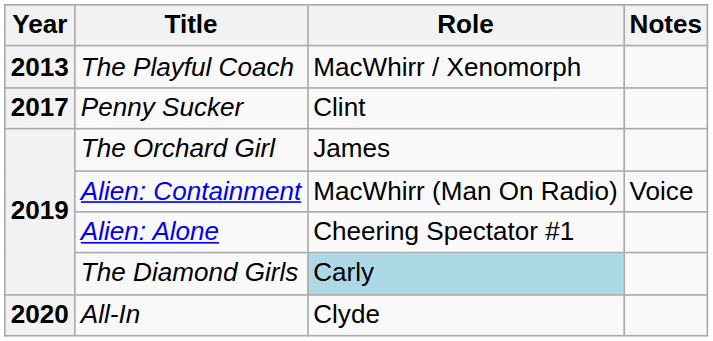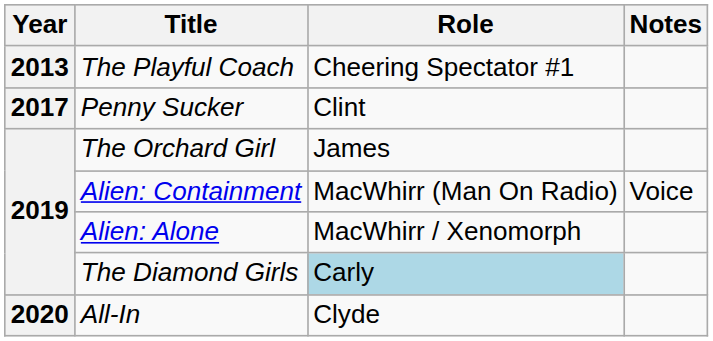(447, 66) MacWhirr / Xenomorph -> (444, 66) Cheering Spectator #1
(444, 231) Cheering Spectator #1 -> (447, 231) MacWhirr / Xenomorph
